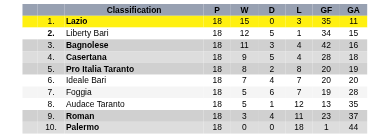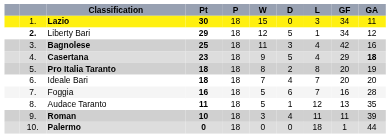+ column: (204, 10)
(326, 22) 35 -> (345, 22) 34
(354, 33) 15 -> (372, 33) 12
(326, 57) 28 -> (345, 57) 29
(354, 57) normal -> (372, 57) bold
(326, 92) 19 -> (345, 92) 16
(326, 116) 23 -> (345, 116) 11
(354, 116) 37 -> (372, 116) 39
